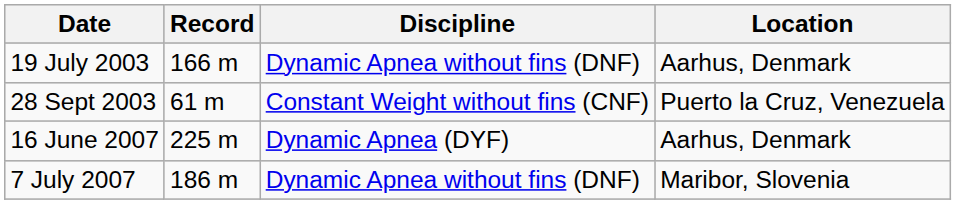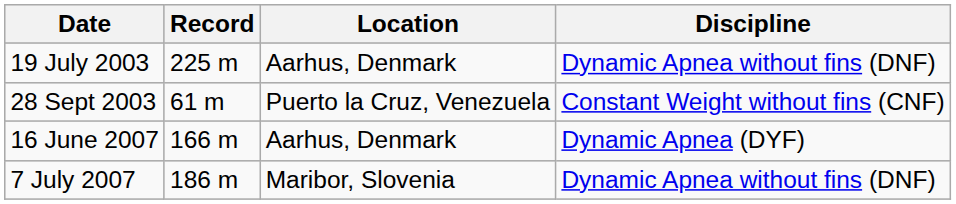columns swapped: (457, 23) <-> (802, 23)
(204, 62) 166 m -> (204, 62) 225 m
(204, 140) 225 m -> (204, 140) 166 m
